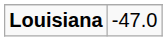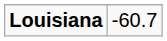(135, 20) -47.0 -> (135, 20) -60.7
